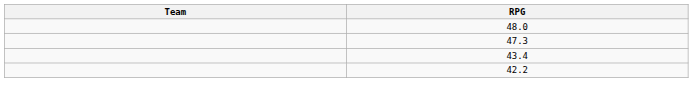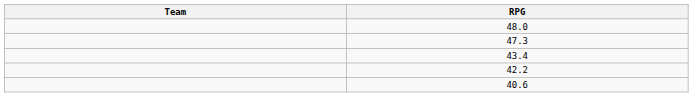+ row: (517, 85)
